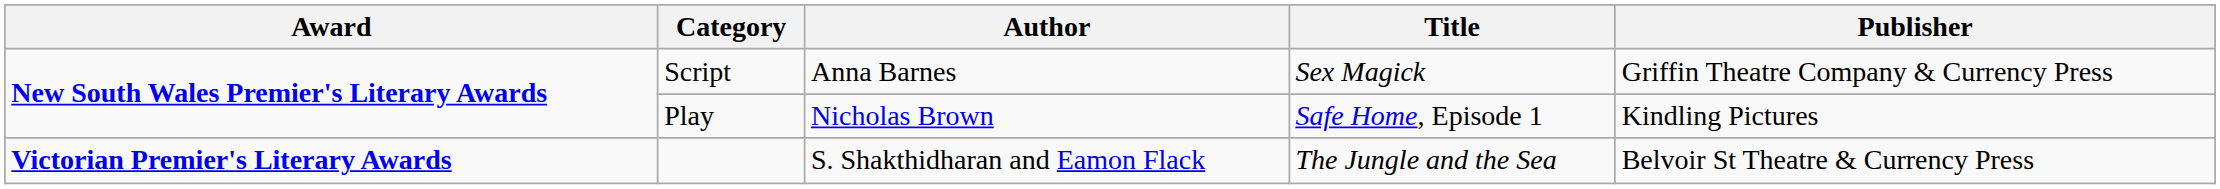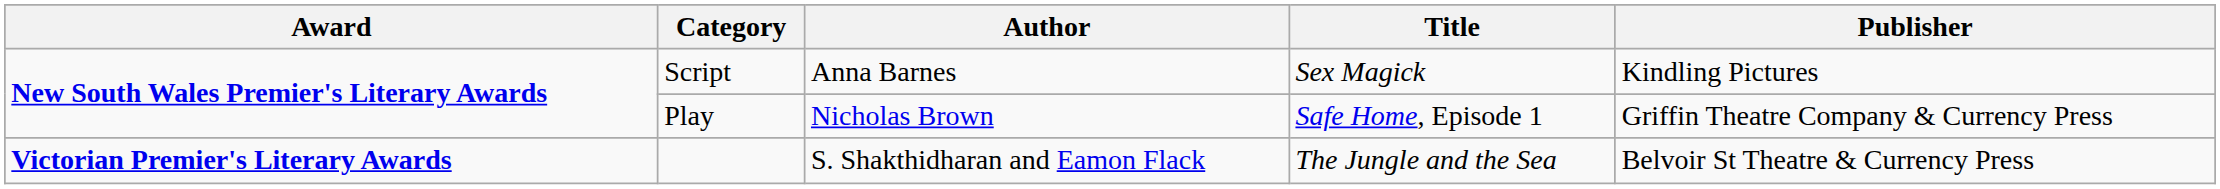(1867, 71) Griffin Theatre Company & Currency Press -> (1720, 71) Kindling Pictures
(1720, 115) Kindling Pictures -> (1867, 115) Griffin Theatre Company & Currency Press
